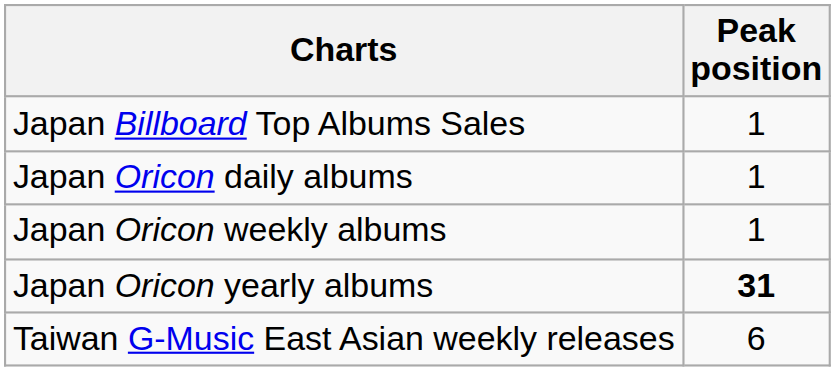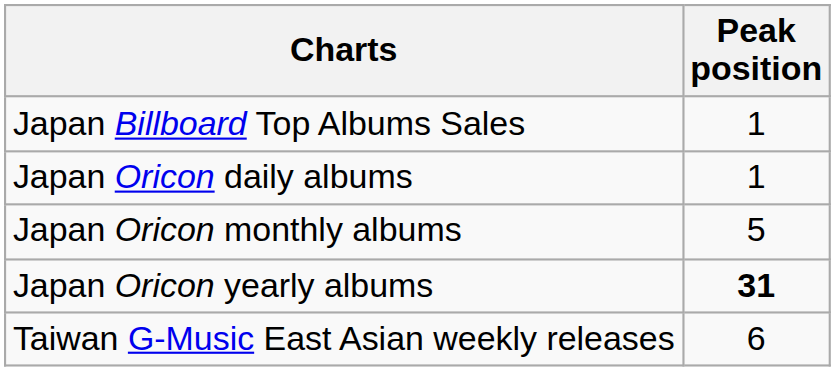- row: (230, 230)
+ row: (237, 230)
